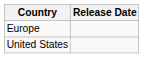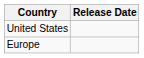rows swapped: (37, 45) <-> (23, 28)
